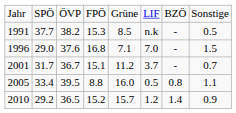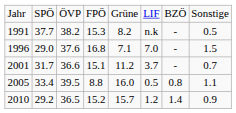(125, 31) 8.5 -> (125, 31) 8.2
(70, 65) 36.7 -> (70, 65) 36.6
